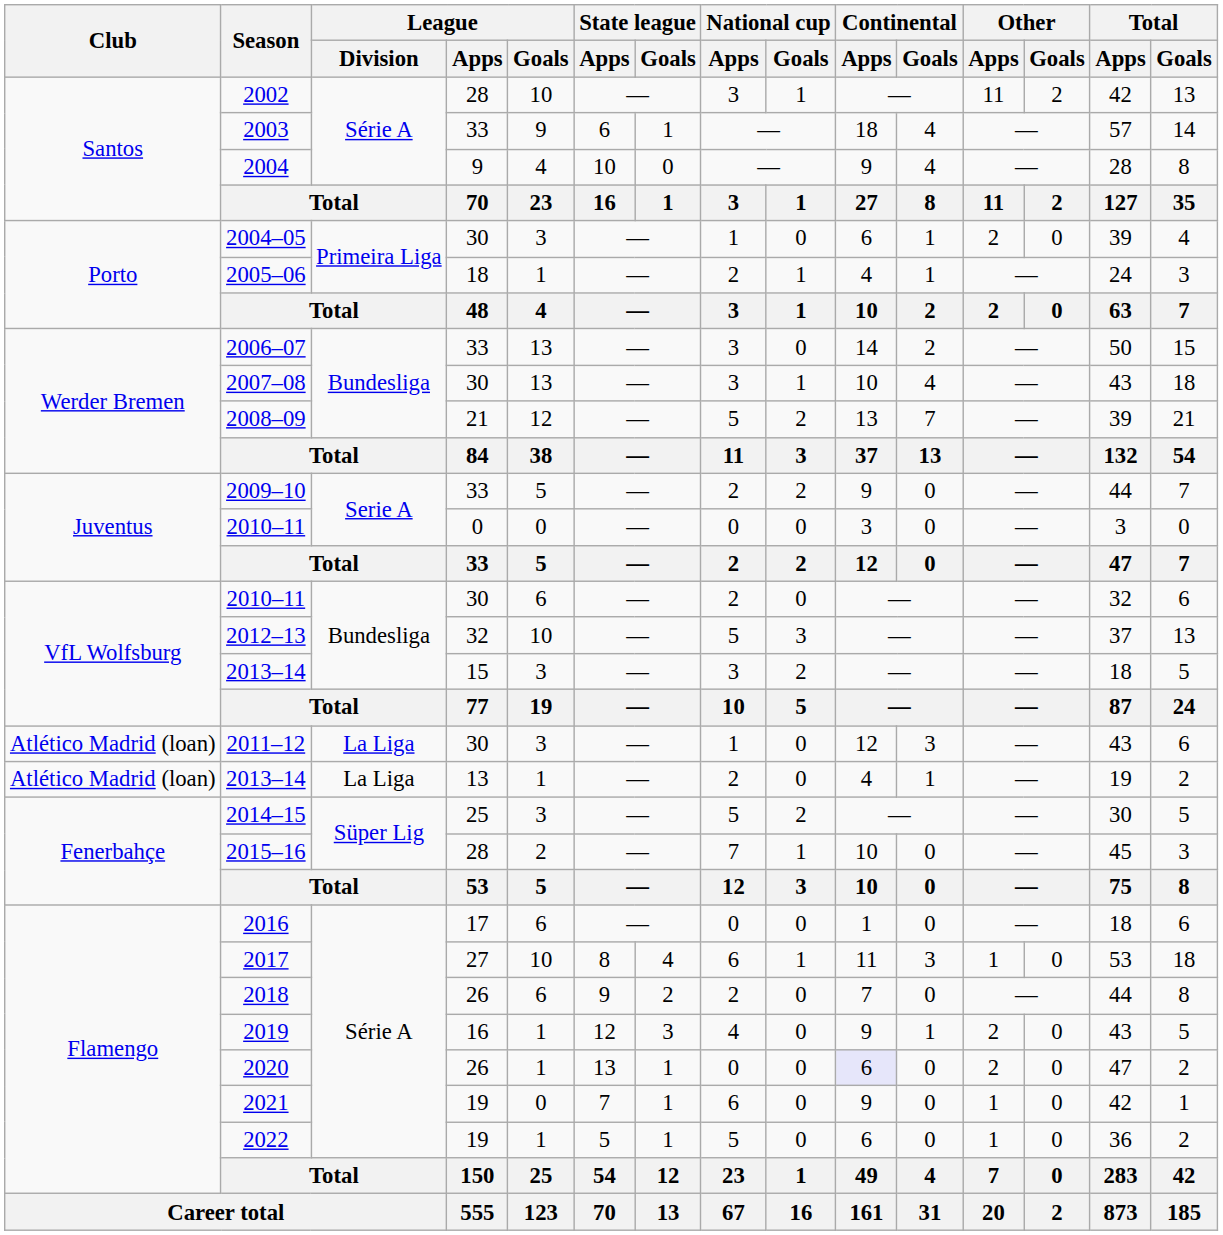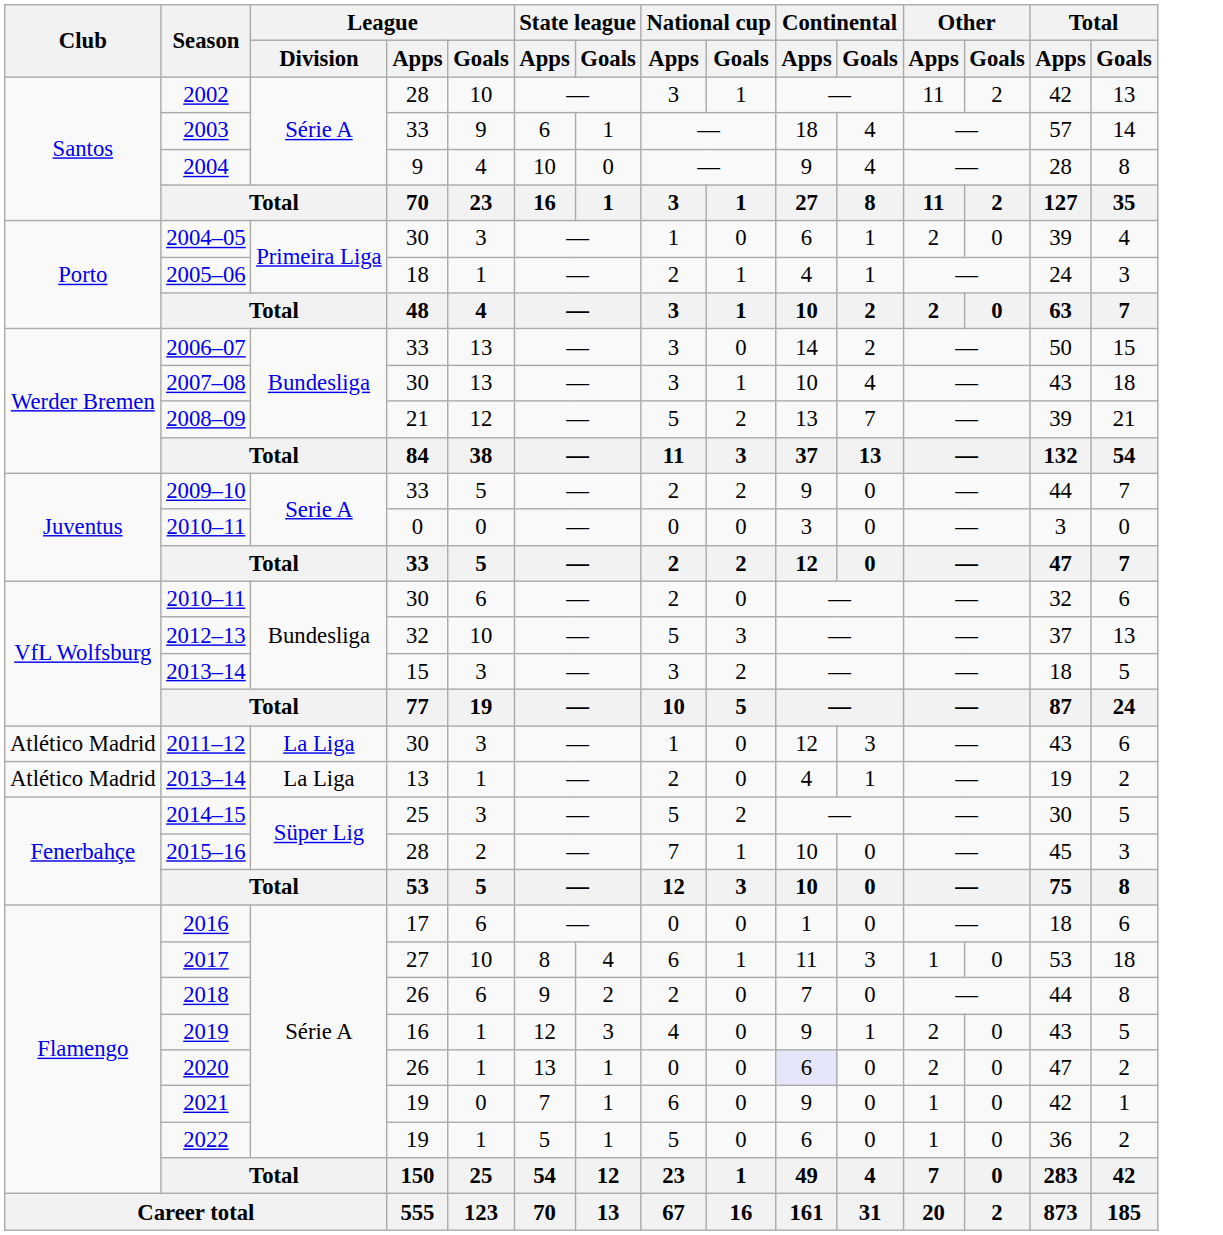(113, 743) Atlético Madrid (loan) -> (83, 743) Atlético Madrid
(113, 779) Atlético Madrid (loan) -> (83, 779) Atlético Madrid
